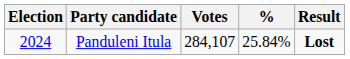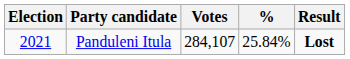(36, 41) 2024 -> (36, 41) 2021
